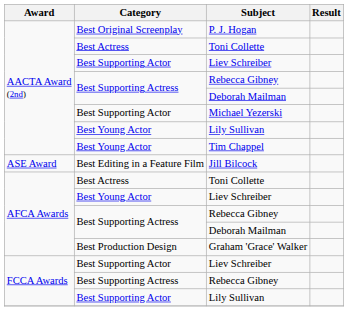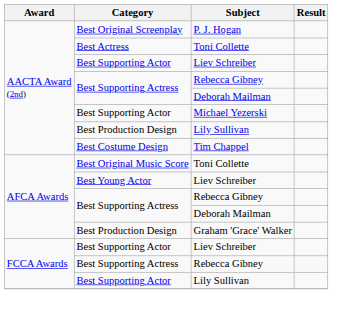(114, 130) Best Young Actor -> (127, 130) Best Production Design
(114, 146) Best Young Actor -> (122, 146) Best Costume Design
- row: (32, 163)
(103, 180) Best Actress -> (133, 163) Best Original Music Score
